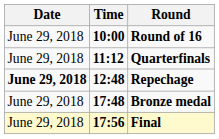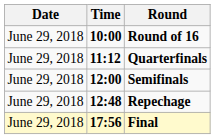+ row: (158, 79)
(47, 79) bold -> (46, 101) normal
- row: (171, 101)
